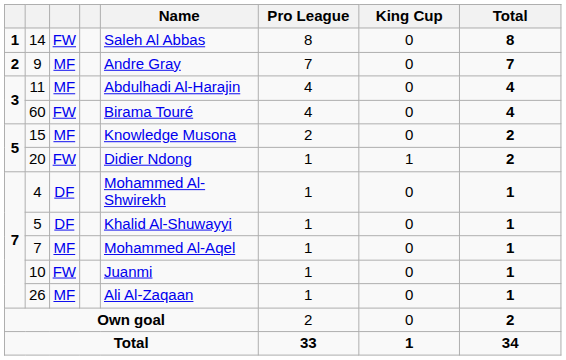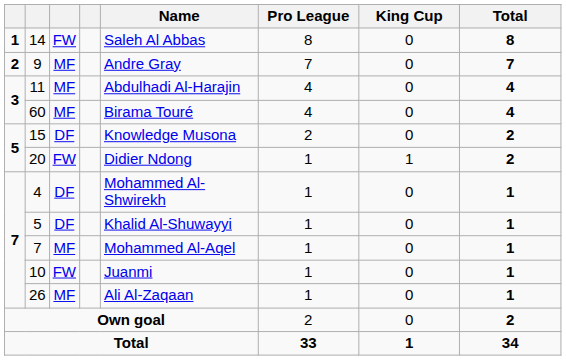(64, 111) FW -> (64, 111) MF
(64, 135) MF -> (64, 135) DF
